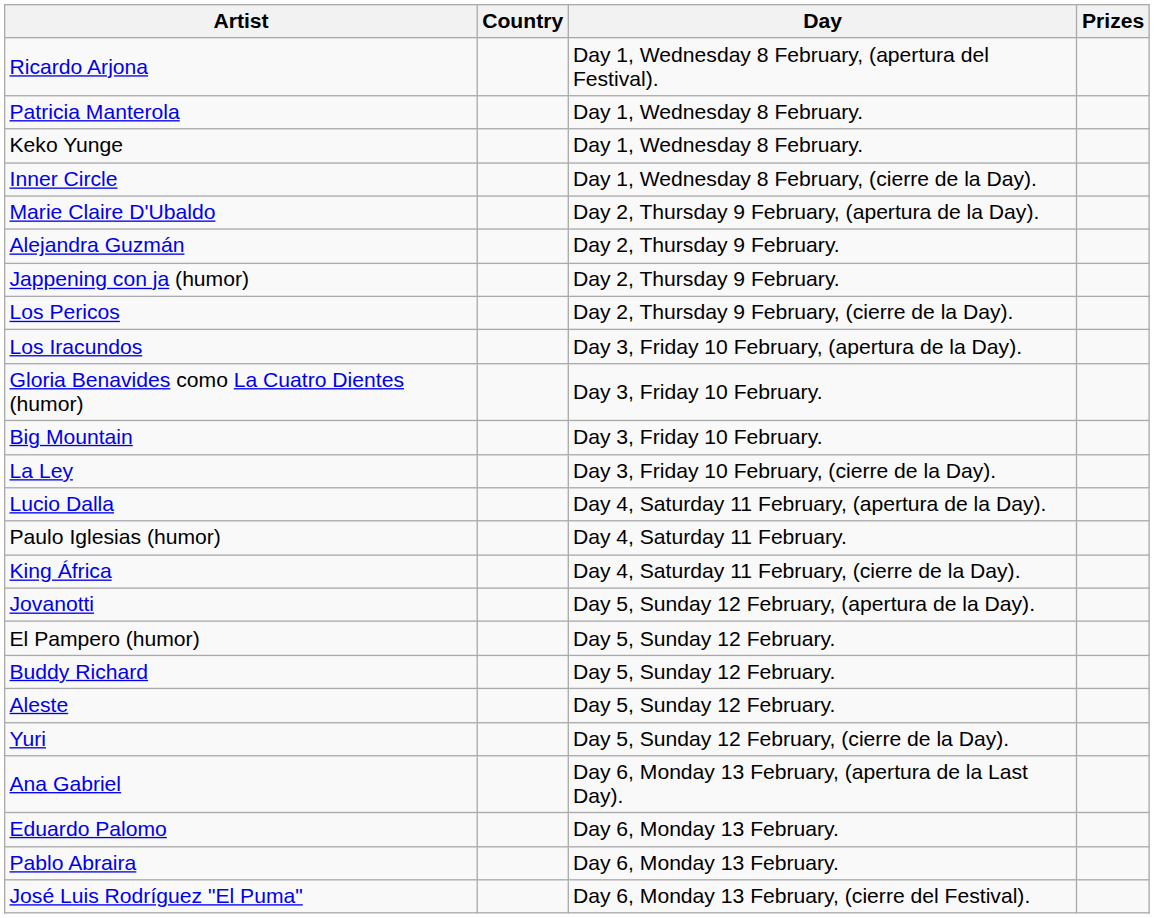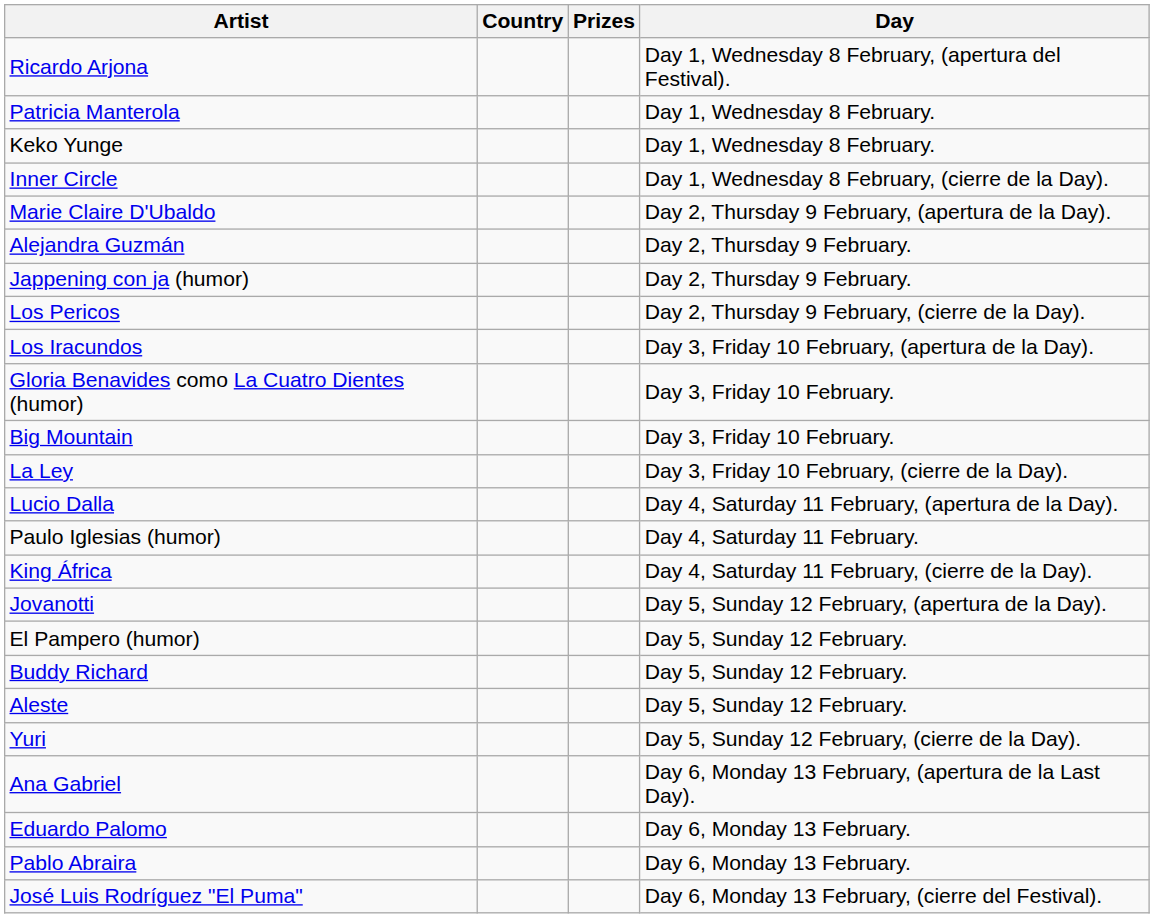columns swapped: (823, 21) <-> (1113, 21)
